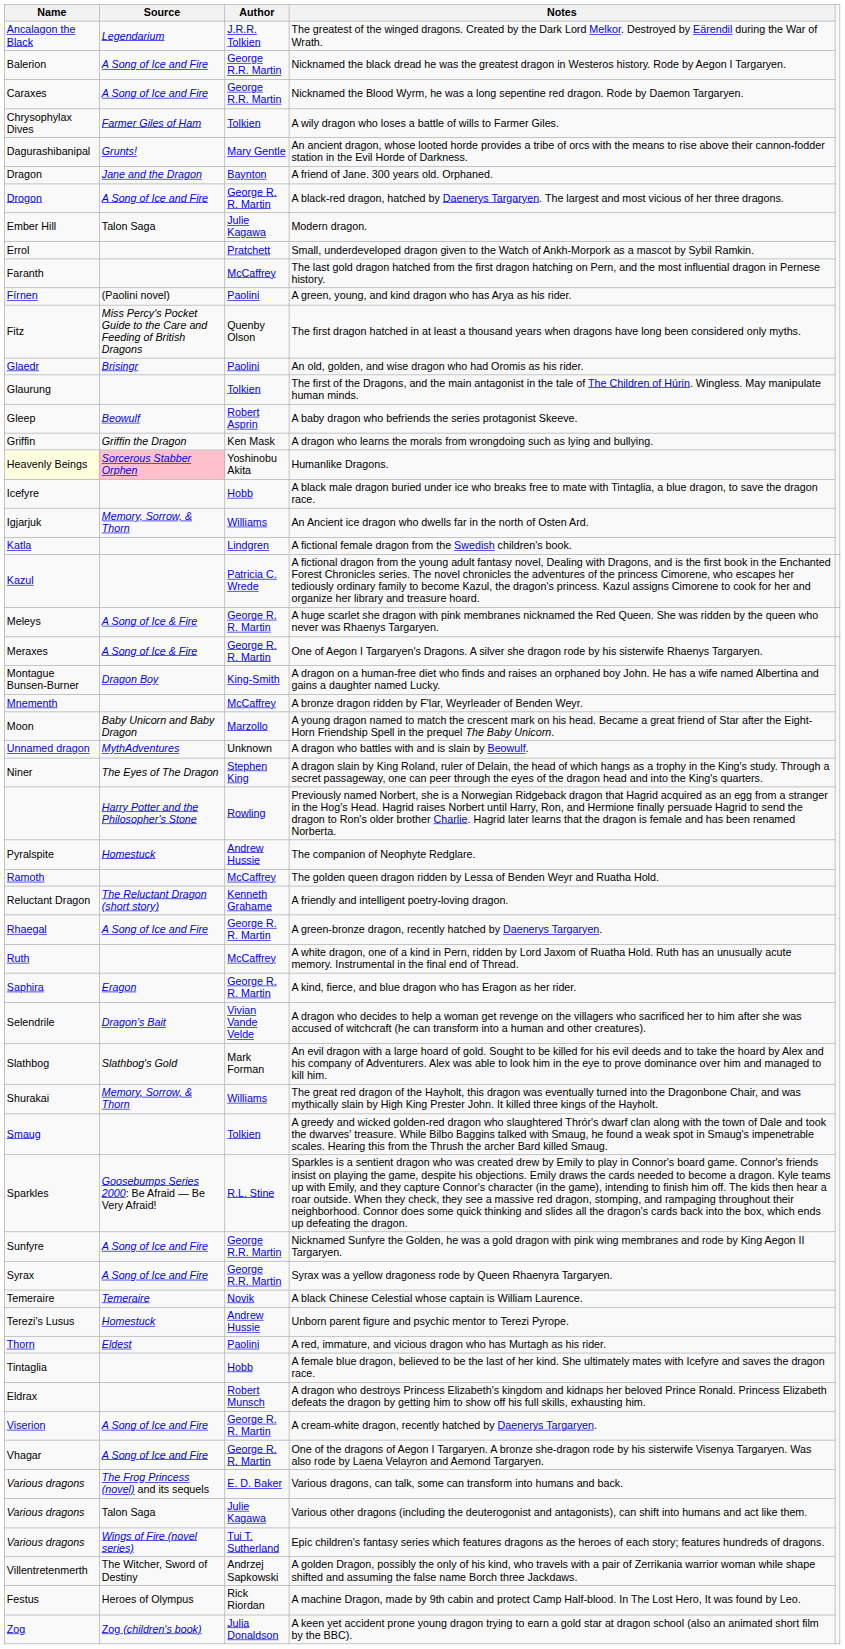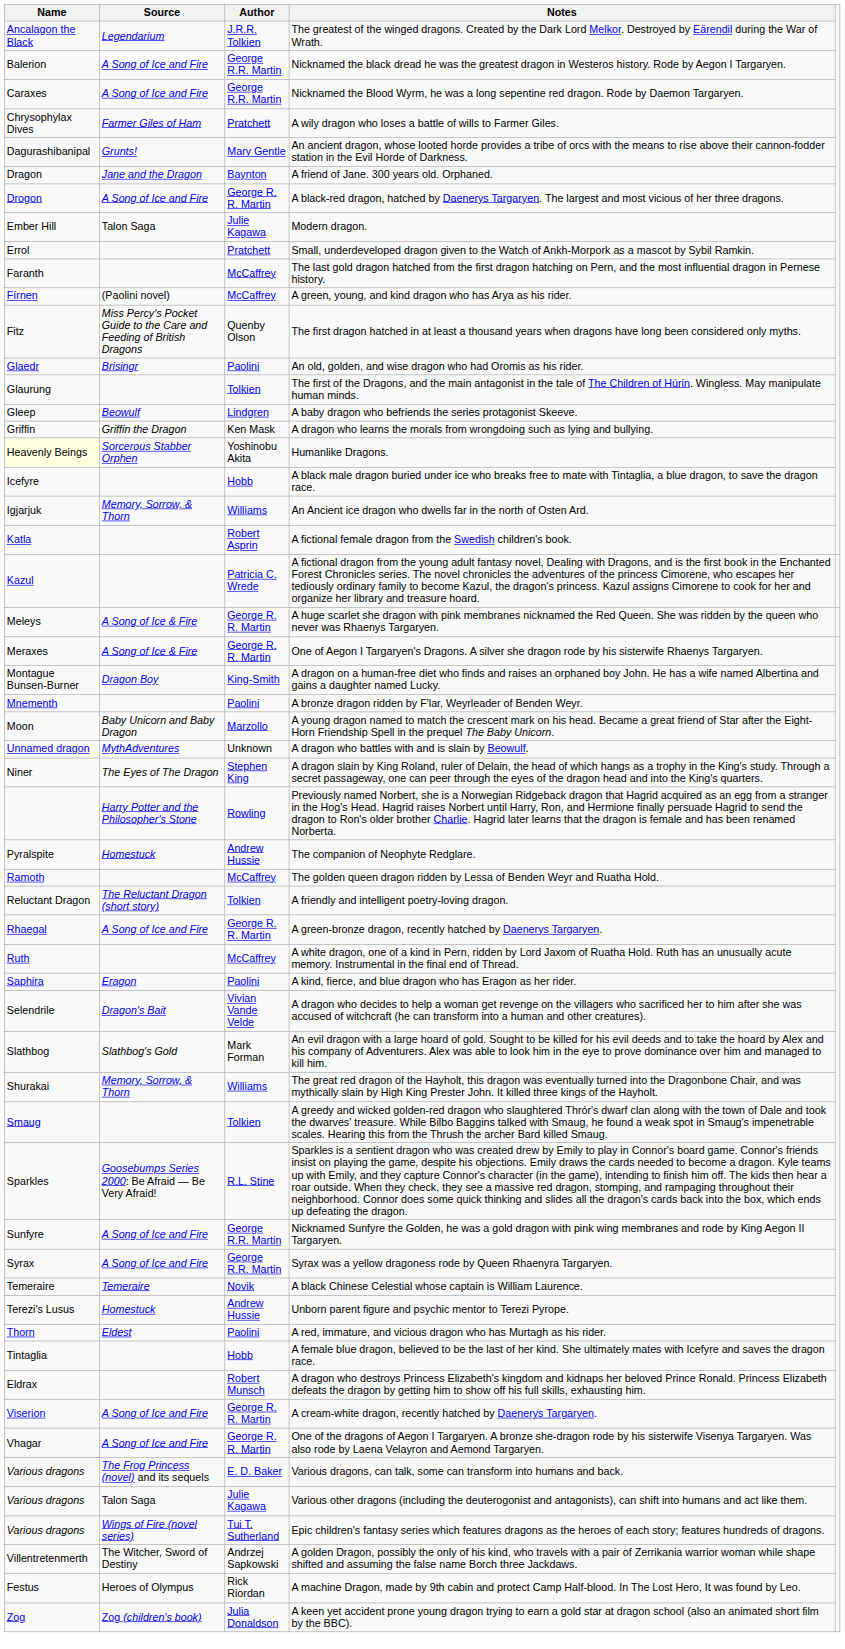(244, 123) Tolkien -> (249, 123) Pratchett
(243, 296) Paolini -> (252, 296) McCaffrey
(243, 418) Robert Asprin -> (248, 412) Lindgren
(146, 464) pink background -> (146, 452) no background
(248, 545) Lindgren -> (243, 539) Robert Asprin
(252, 703) McCaffrey -> (243, 703) Paolini
(250, 900) Kenneth Grahame -> (244, 900) Tolkien
(252, 987) George R. R. Martin -> (243, 981) Paolini
